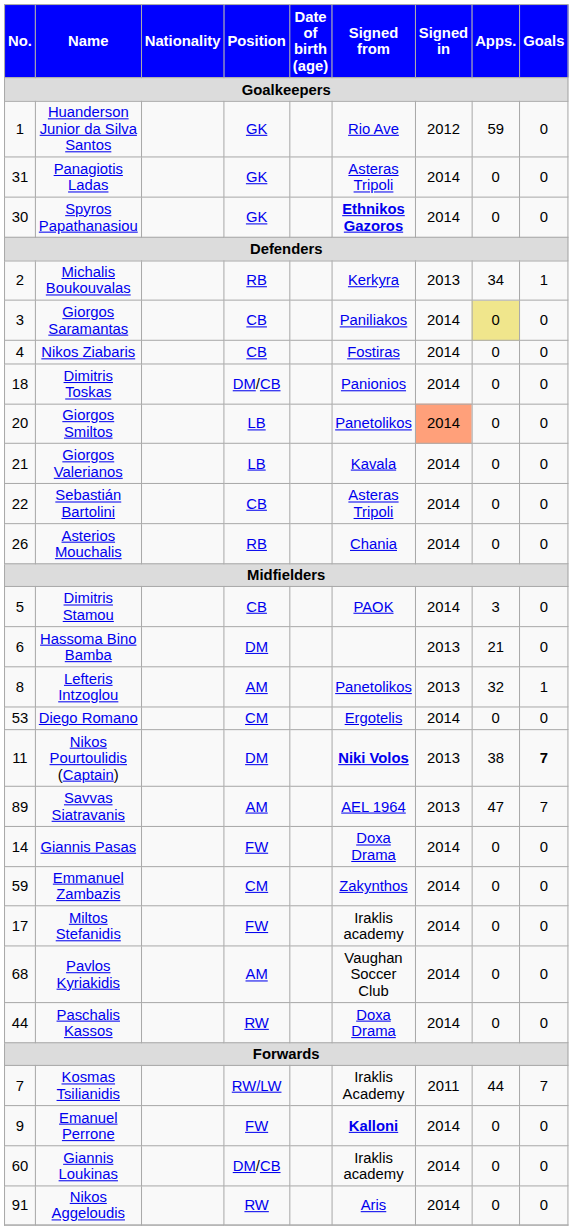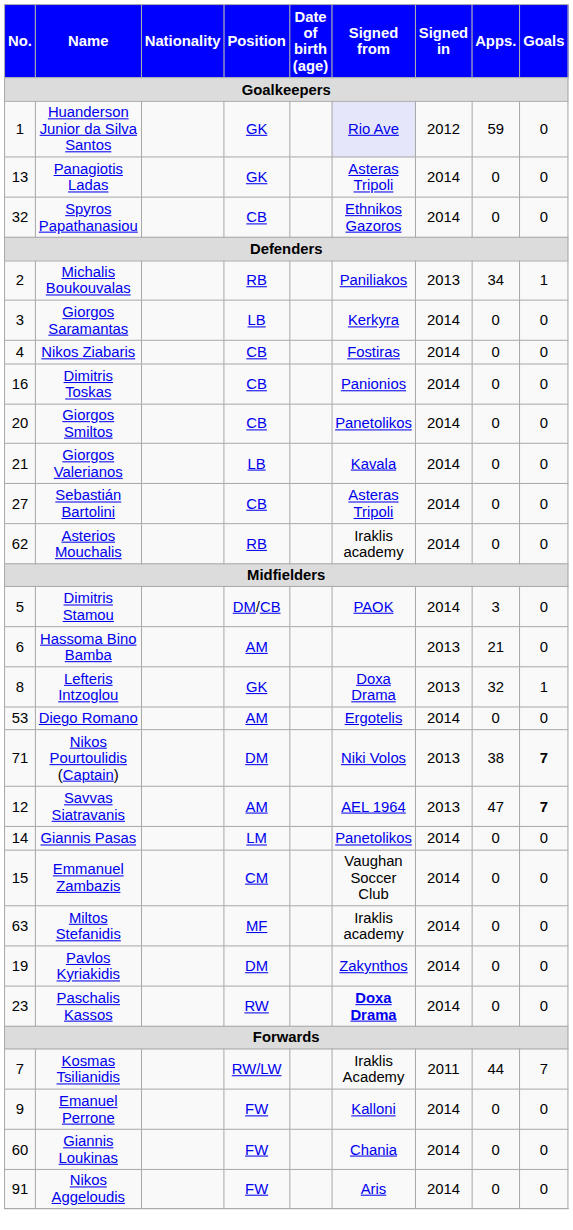(373, 129) no background -> (373, 129) lavender background
(20, 178) 31 -> (20, 178) 13
(20, 217) 30 -> (20, 217) 32
(257, 217) GK -> (257, 217) CB
(373, 217) bold -> (373, 217) normal
(373, 281) Kerkyra -> (373, 281) Paniliakos
(257, 321) CB -> (257, 321) LB
(373, 321) Paniliakos -> (373, 321) Kerkyra
(496, 321) khaki background -> (496, 321) no background
(20, 384) 18 -> (20, 384) 16
(257, 384) DM/CB -> (257, 384) CB
(257, 424) LB -> (257, 424) CB
(443, 424) lightsalmon background -> (443, 424) no background
(20, 504) 22 -> (20, 504) 27
(20, 544) 26 -> (20, 544) 62
(373, 544) Chania -> (373, 544) Iraklis academy
(257, 607) CB -> (257, 607) DM/CB
(257, 647) DM -> (257, 647) AM
(257, 687) AM -> (257, 687) GK
(373, 687) Panetolikos -> (373, 687) Doxa Drama
(257, 719) CM -> (257, 719) AM
(20, 758) 11 -> (20, 758) 71
(373, 758) bold -> (373, 758) normal
(20, 807) 89 -> (20, 807) 12
(544, 807) normal -> (544, 807) bold
(257, 847) FW -> (257, 838) LM
(373, 847) Doxa Drama -> (373, 838) Panetolikos
(20, 886) 59 -> (20, 878) 15
(373, 886) Zakynthos -> (373, 878) Vaughan Soccer Club
(20, 926) 17 -> (20, 926) 63
(257, 926) FW -> (257, 926) MF
(20, 975) 68 -> (20, 966) 19
(257, 975) AM -> (257, 966) DM
(373, 975) Vaughan Soccer Club -> (373, 966) Zakynthos
(20, 1023) 44 -> (20, 1006) 23
(373, 1023) normal -> (373, 1006) bold
(373, 1126) bold -> (373, 1109) normal
(257, 1166) DM/CB -> (257, 1149) FW
(373, 1166) Iraklis academy -> (373, 1149) Chania
(257, 1206) RW -> (257, 1189) FW
